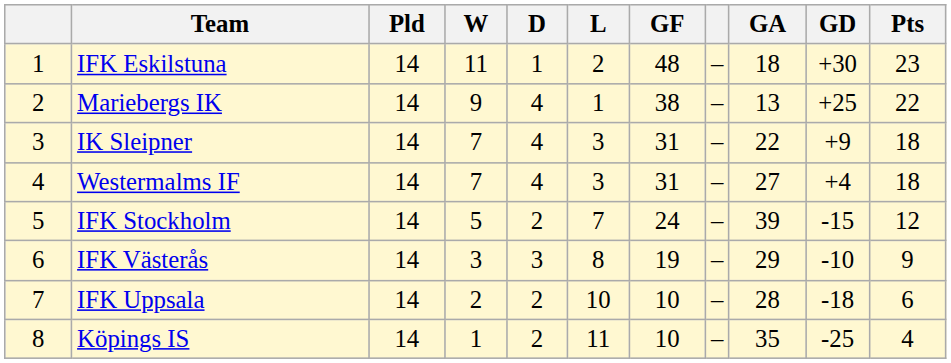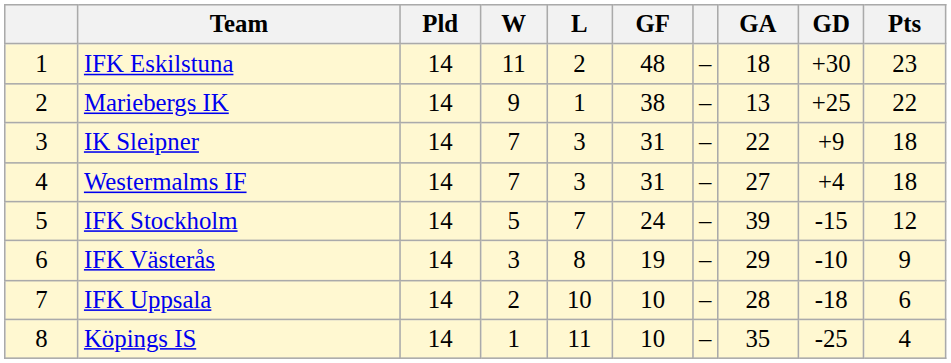- column: (537, 24)
